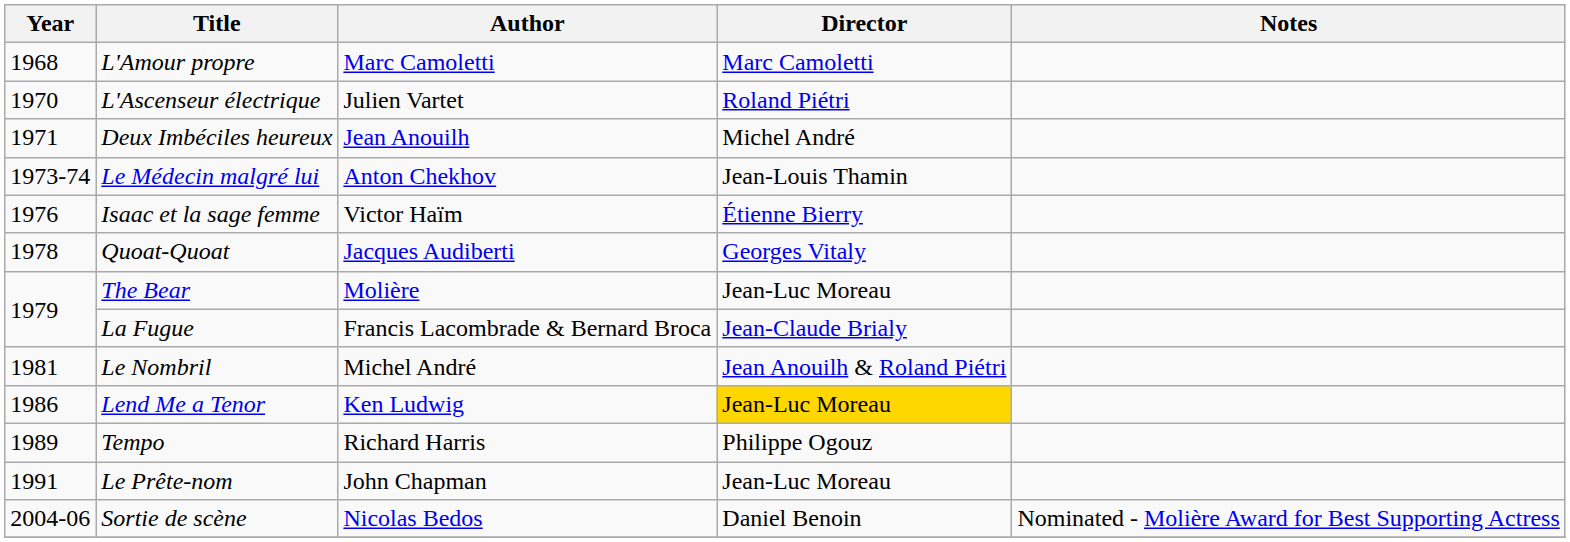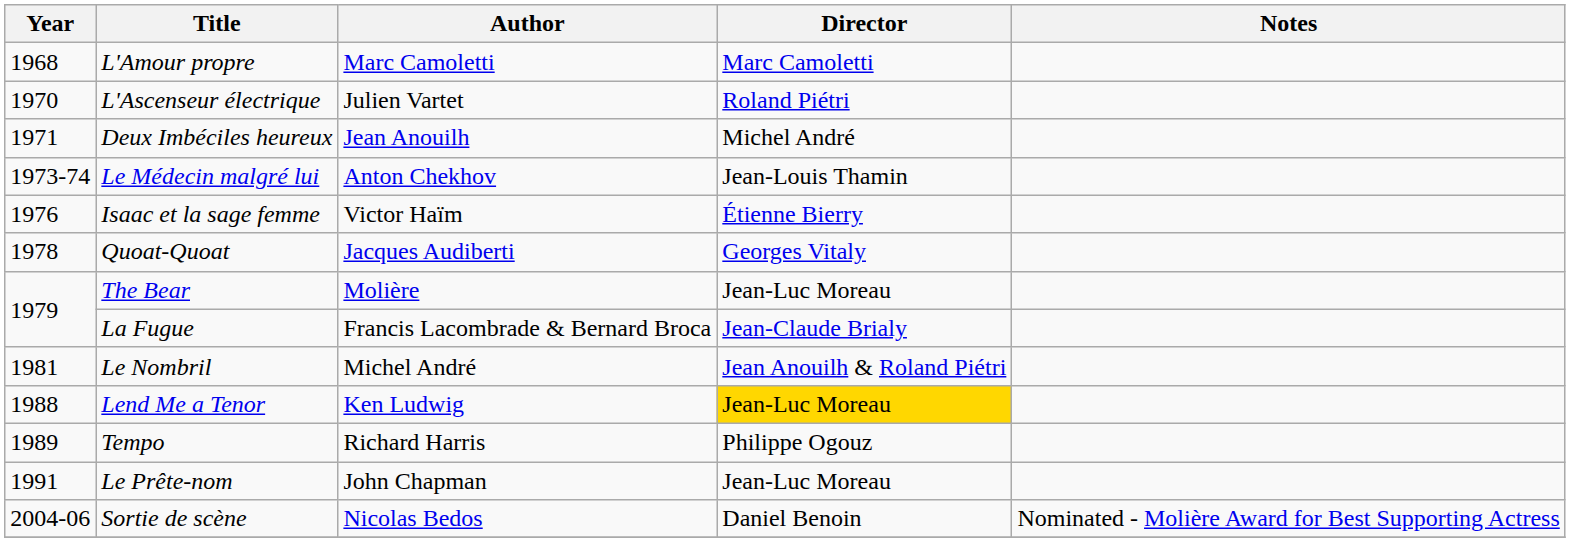(34, 404) 1986 -> (34, 404) 1988
